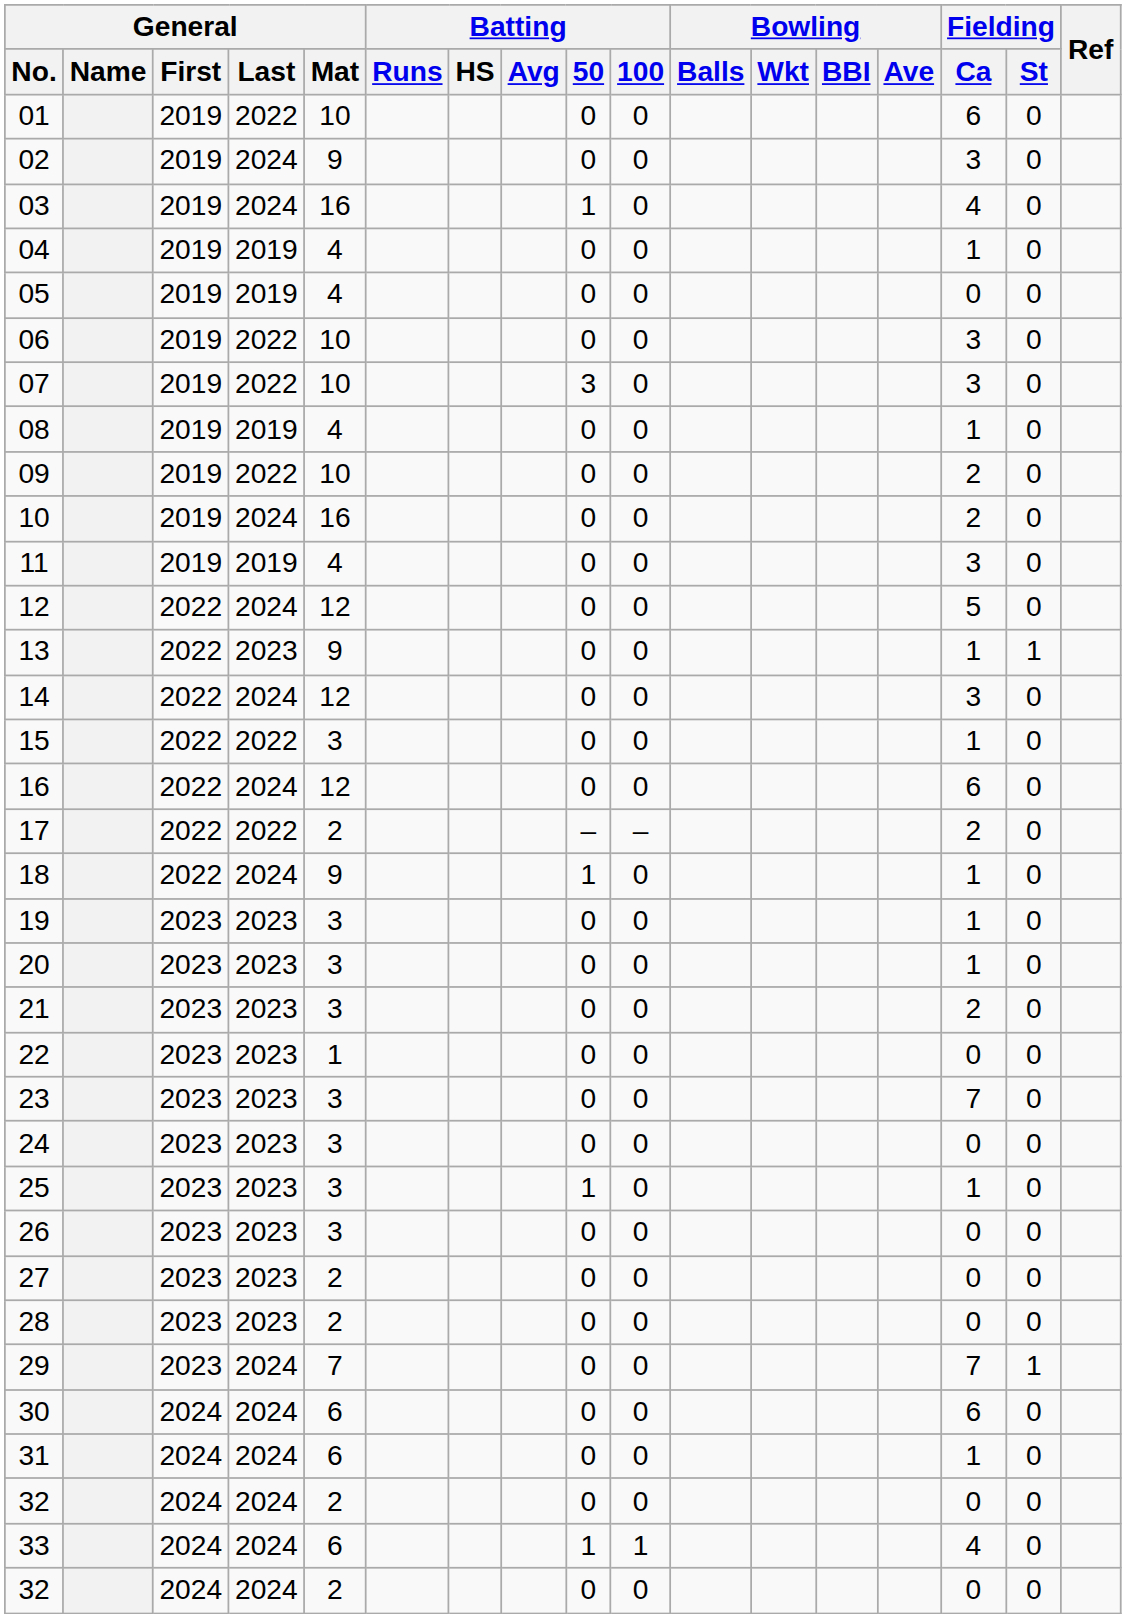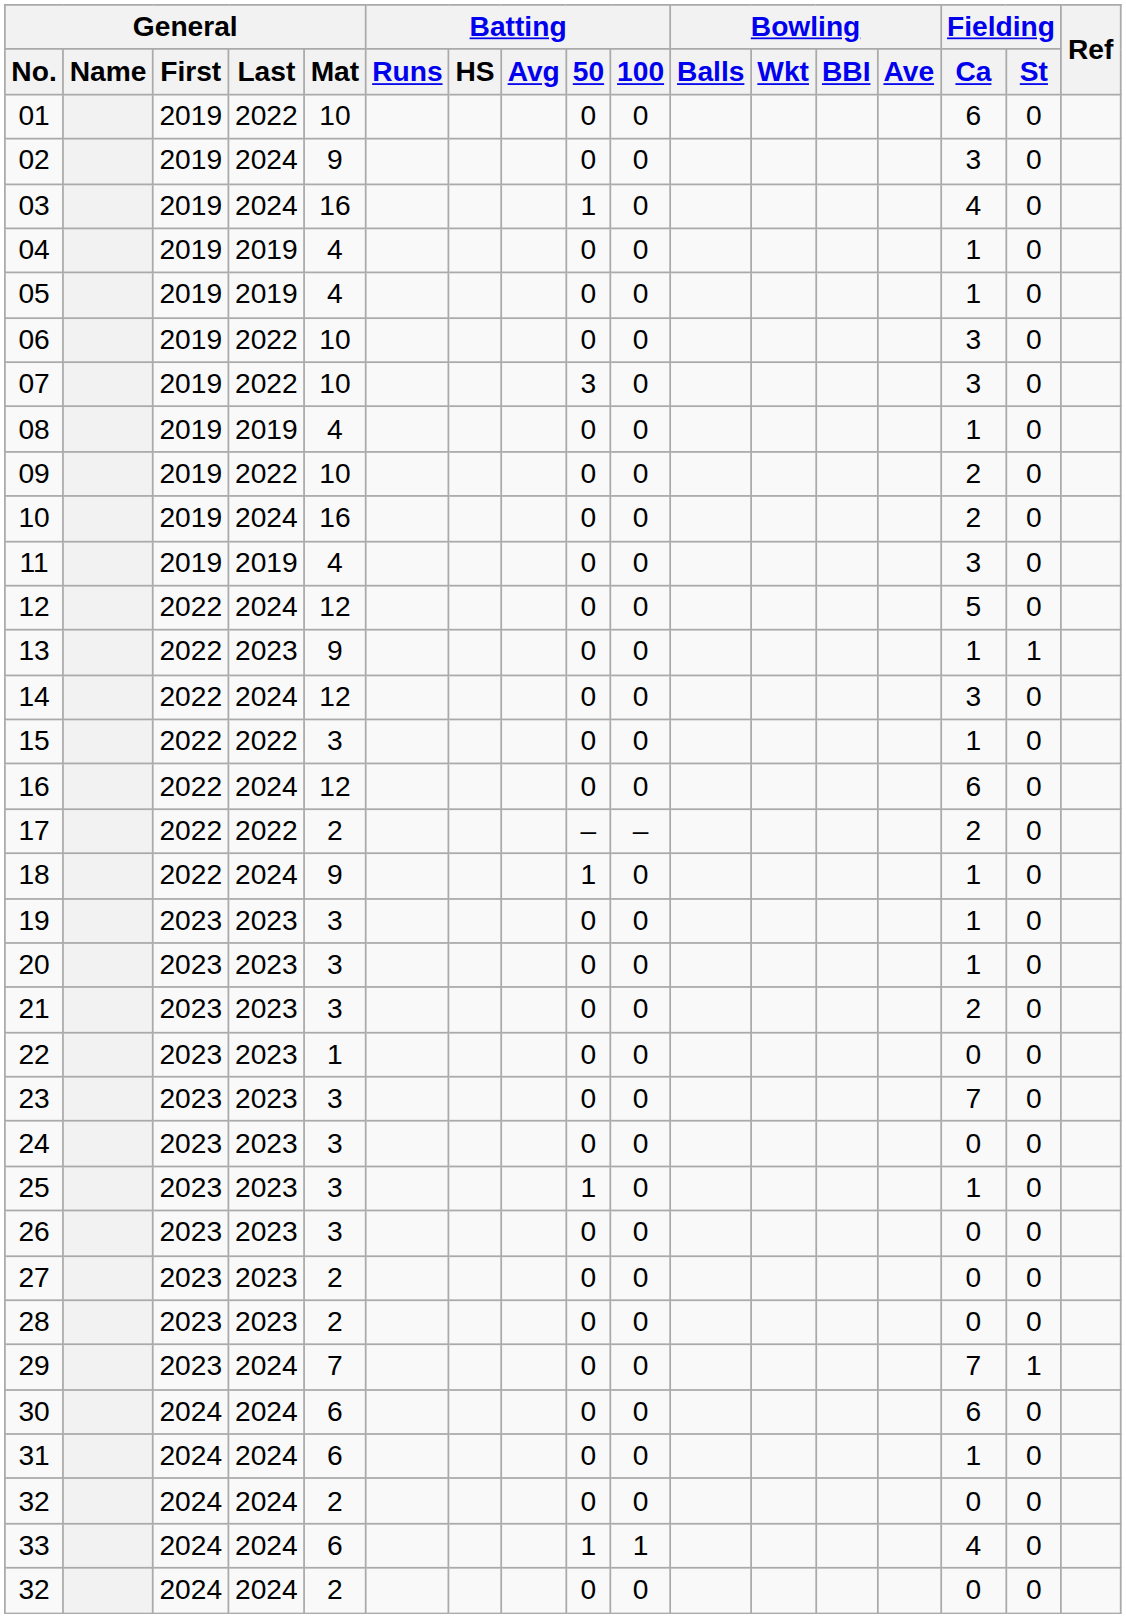(973, 294) 0 -> (973, 294) 1
